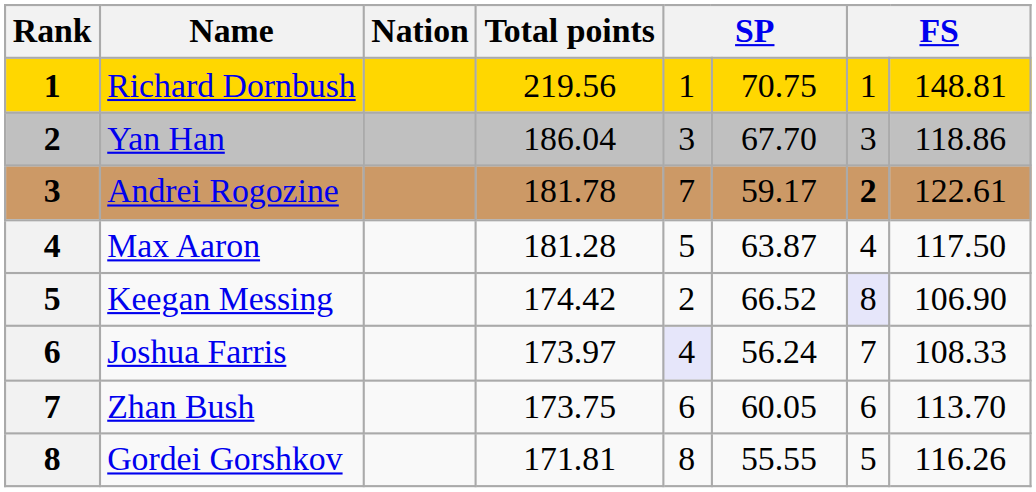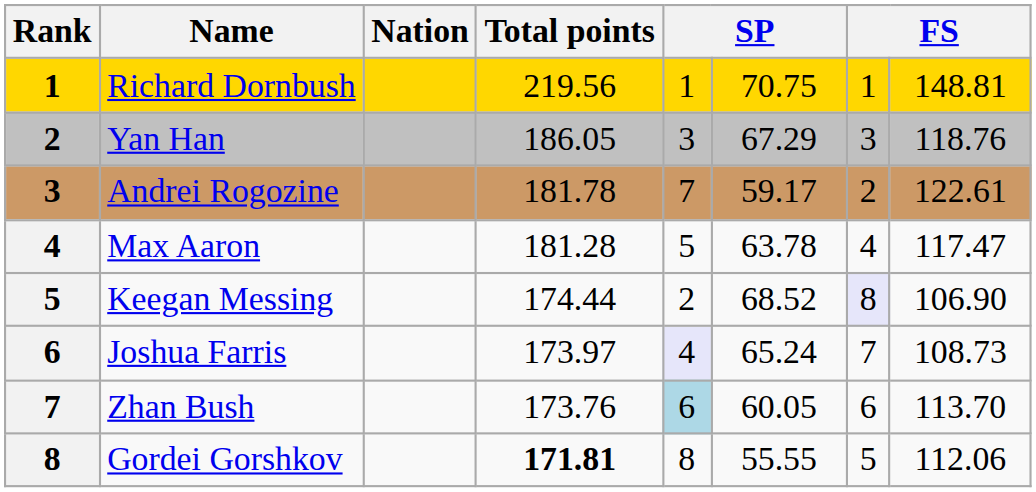(570, 138) 186.04 -> (570, 138) 186.05
(779, 138) 67.70 -> (779, 138) 67.29
(960, 138) 118.86 -> (960, 138) 118.76
(868, 191) bold -> (868, 191) normal
(779, 245) 63.87 -> (779, 245) 63.78
(960, 245) 117.50 -> (960, 245) 117.47
(570, 298) 174.42 -> (570, 298) 174.44
(779, 298) 66.52 -> (779, 298) 68.52
(779, 352) 56.24 -> (779, 352) 65.24
(960, 352) 108.33 -> (960, 352) 108.73
(570, 406) 173.75 -> (570, 406) 173.76
(687, 406) no background -> (687, 406) lightblue background
(570, 459) normal -> (570, 459) bold
(960, 459) 116.26 -> (960, 459) 112.06
